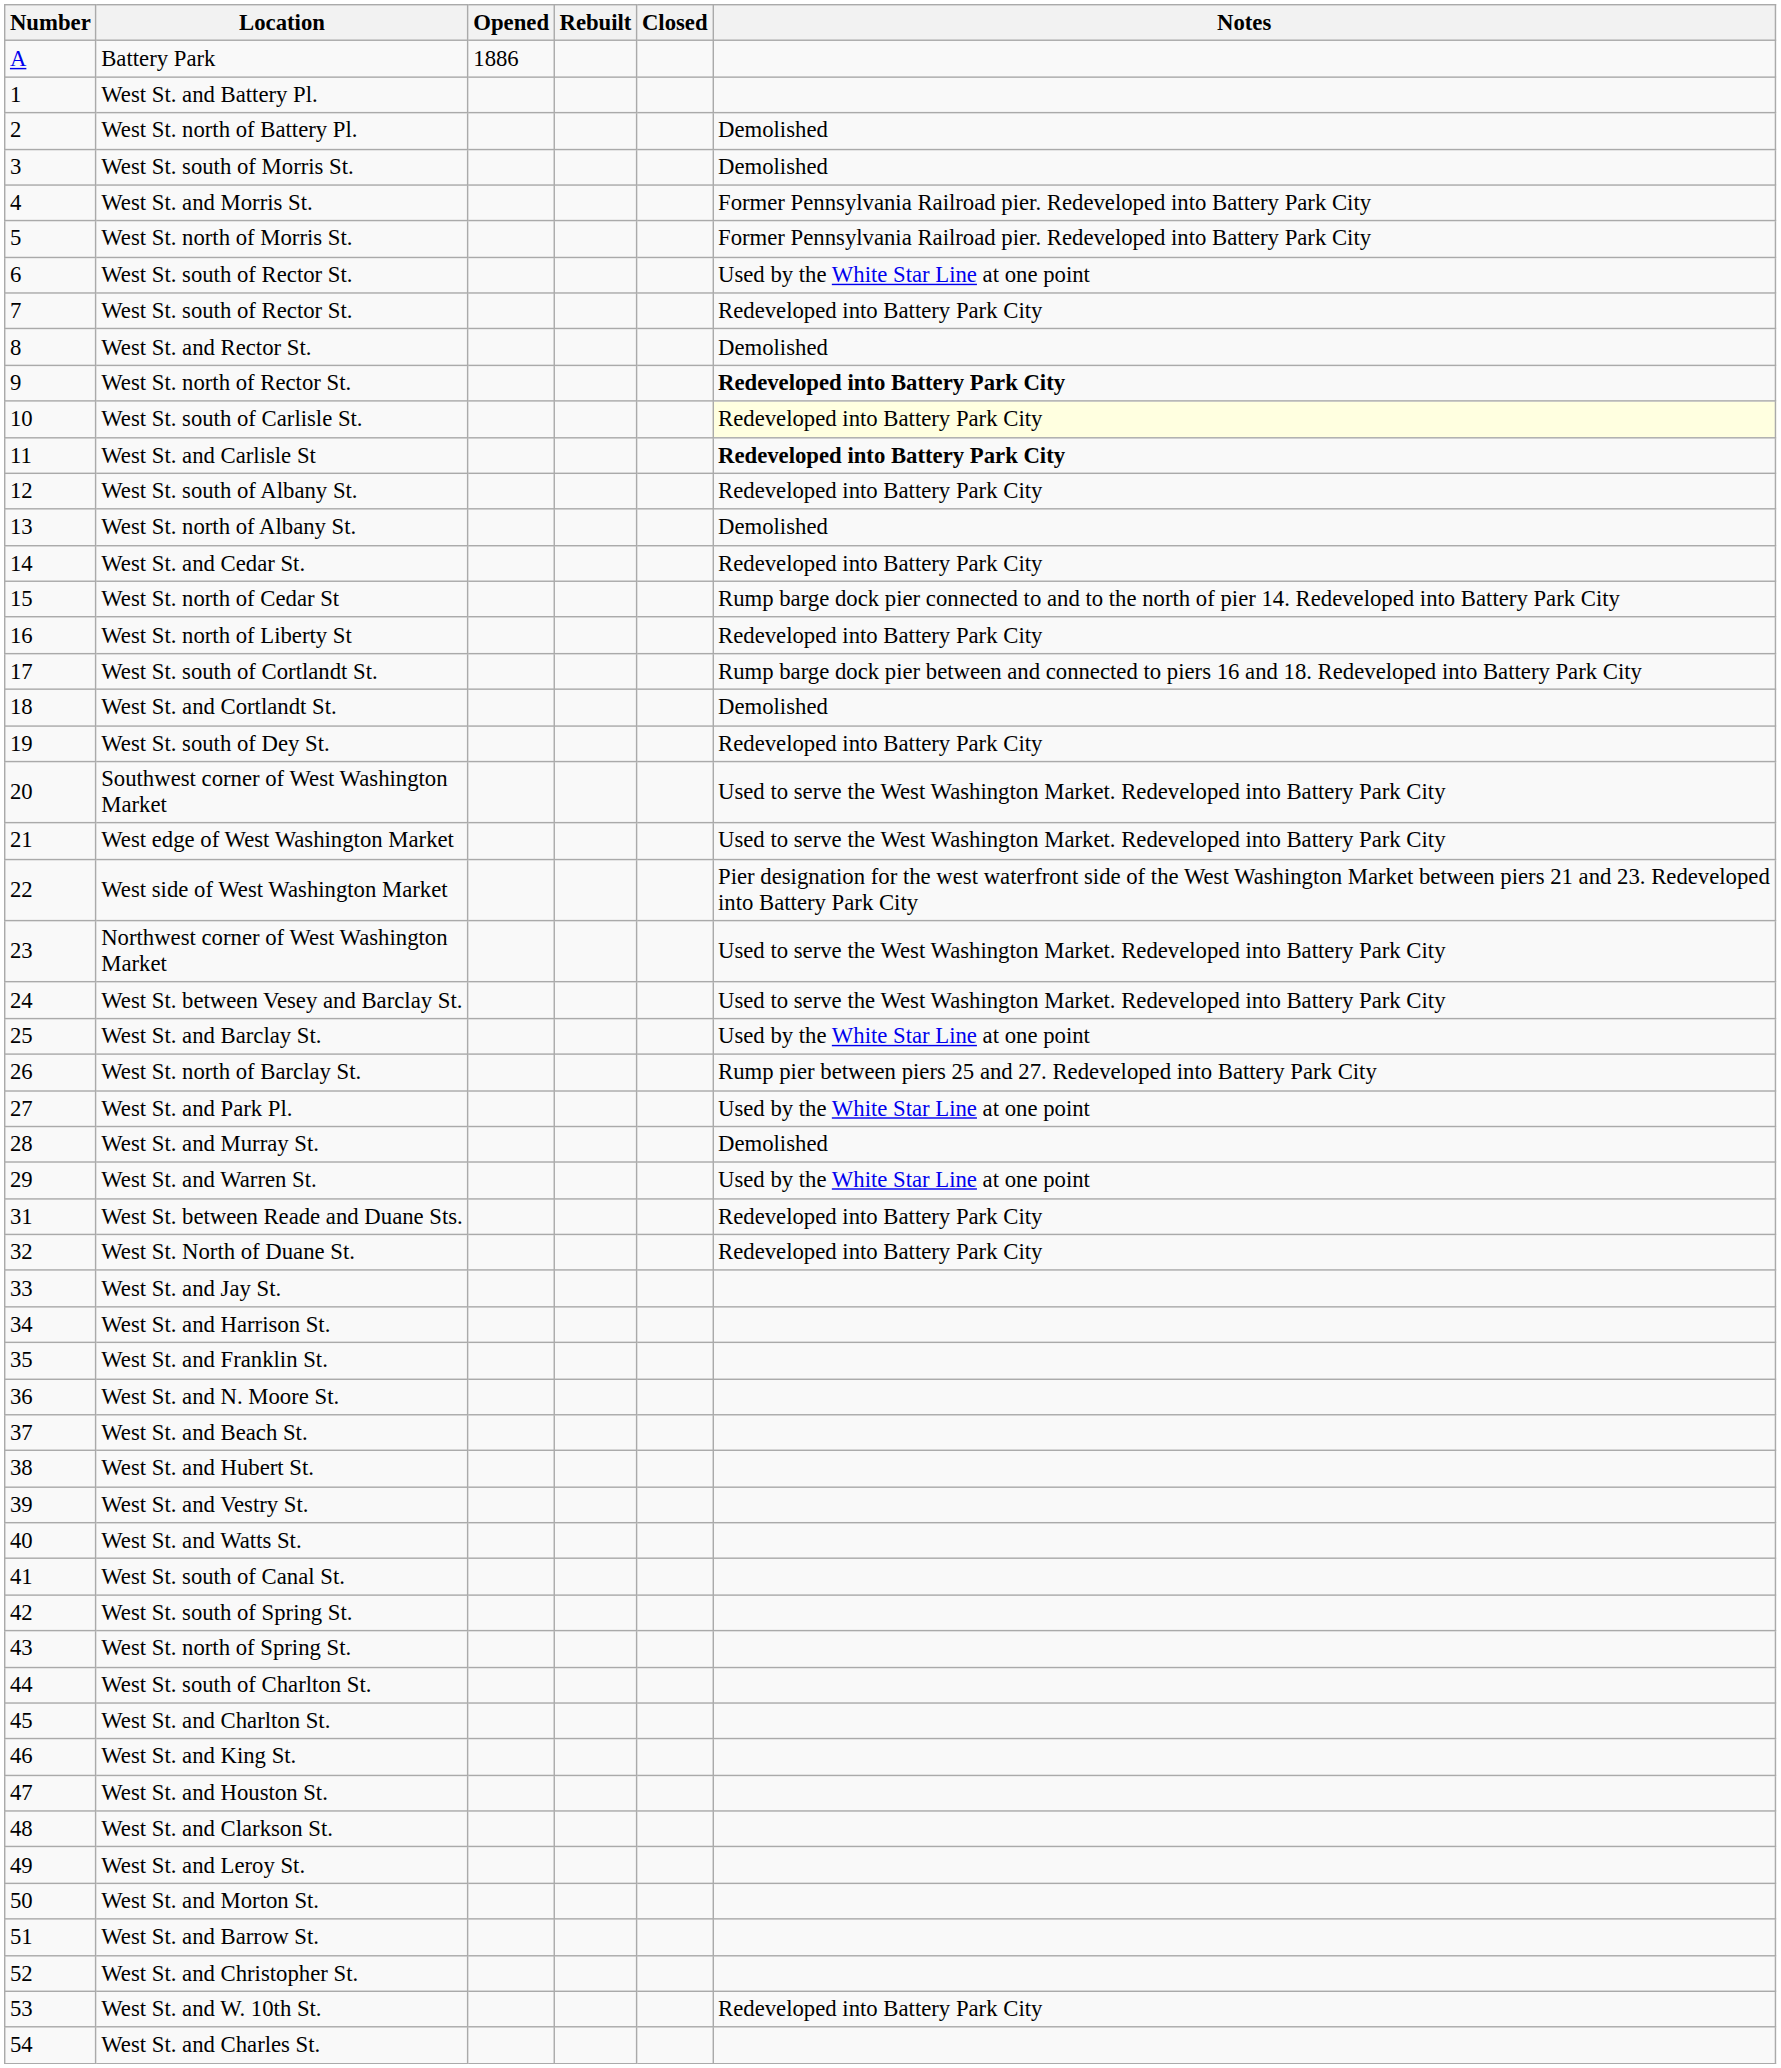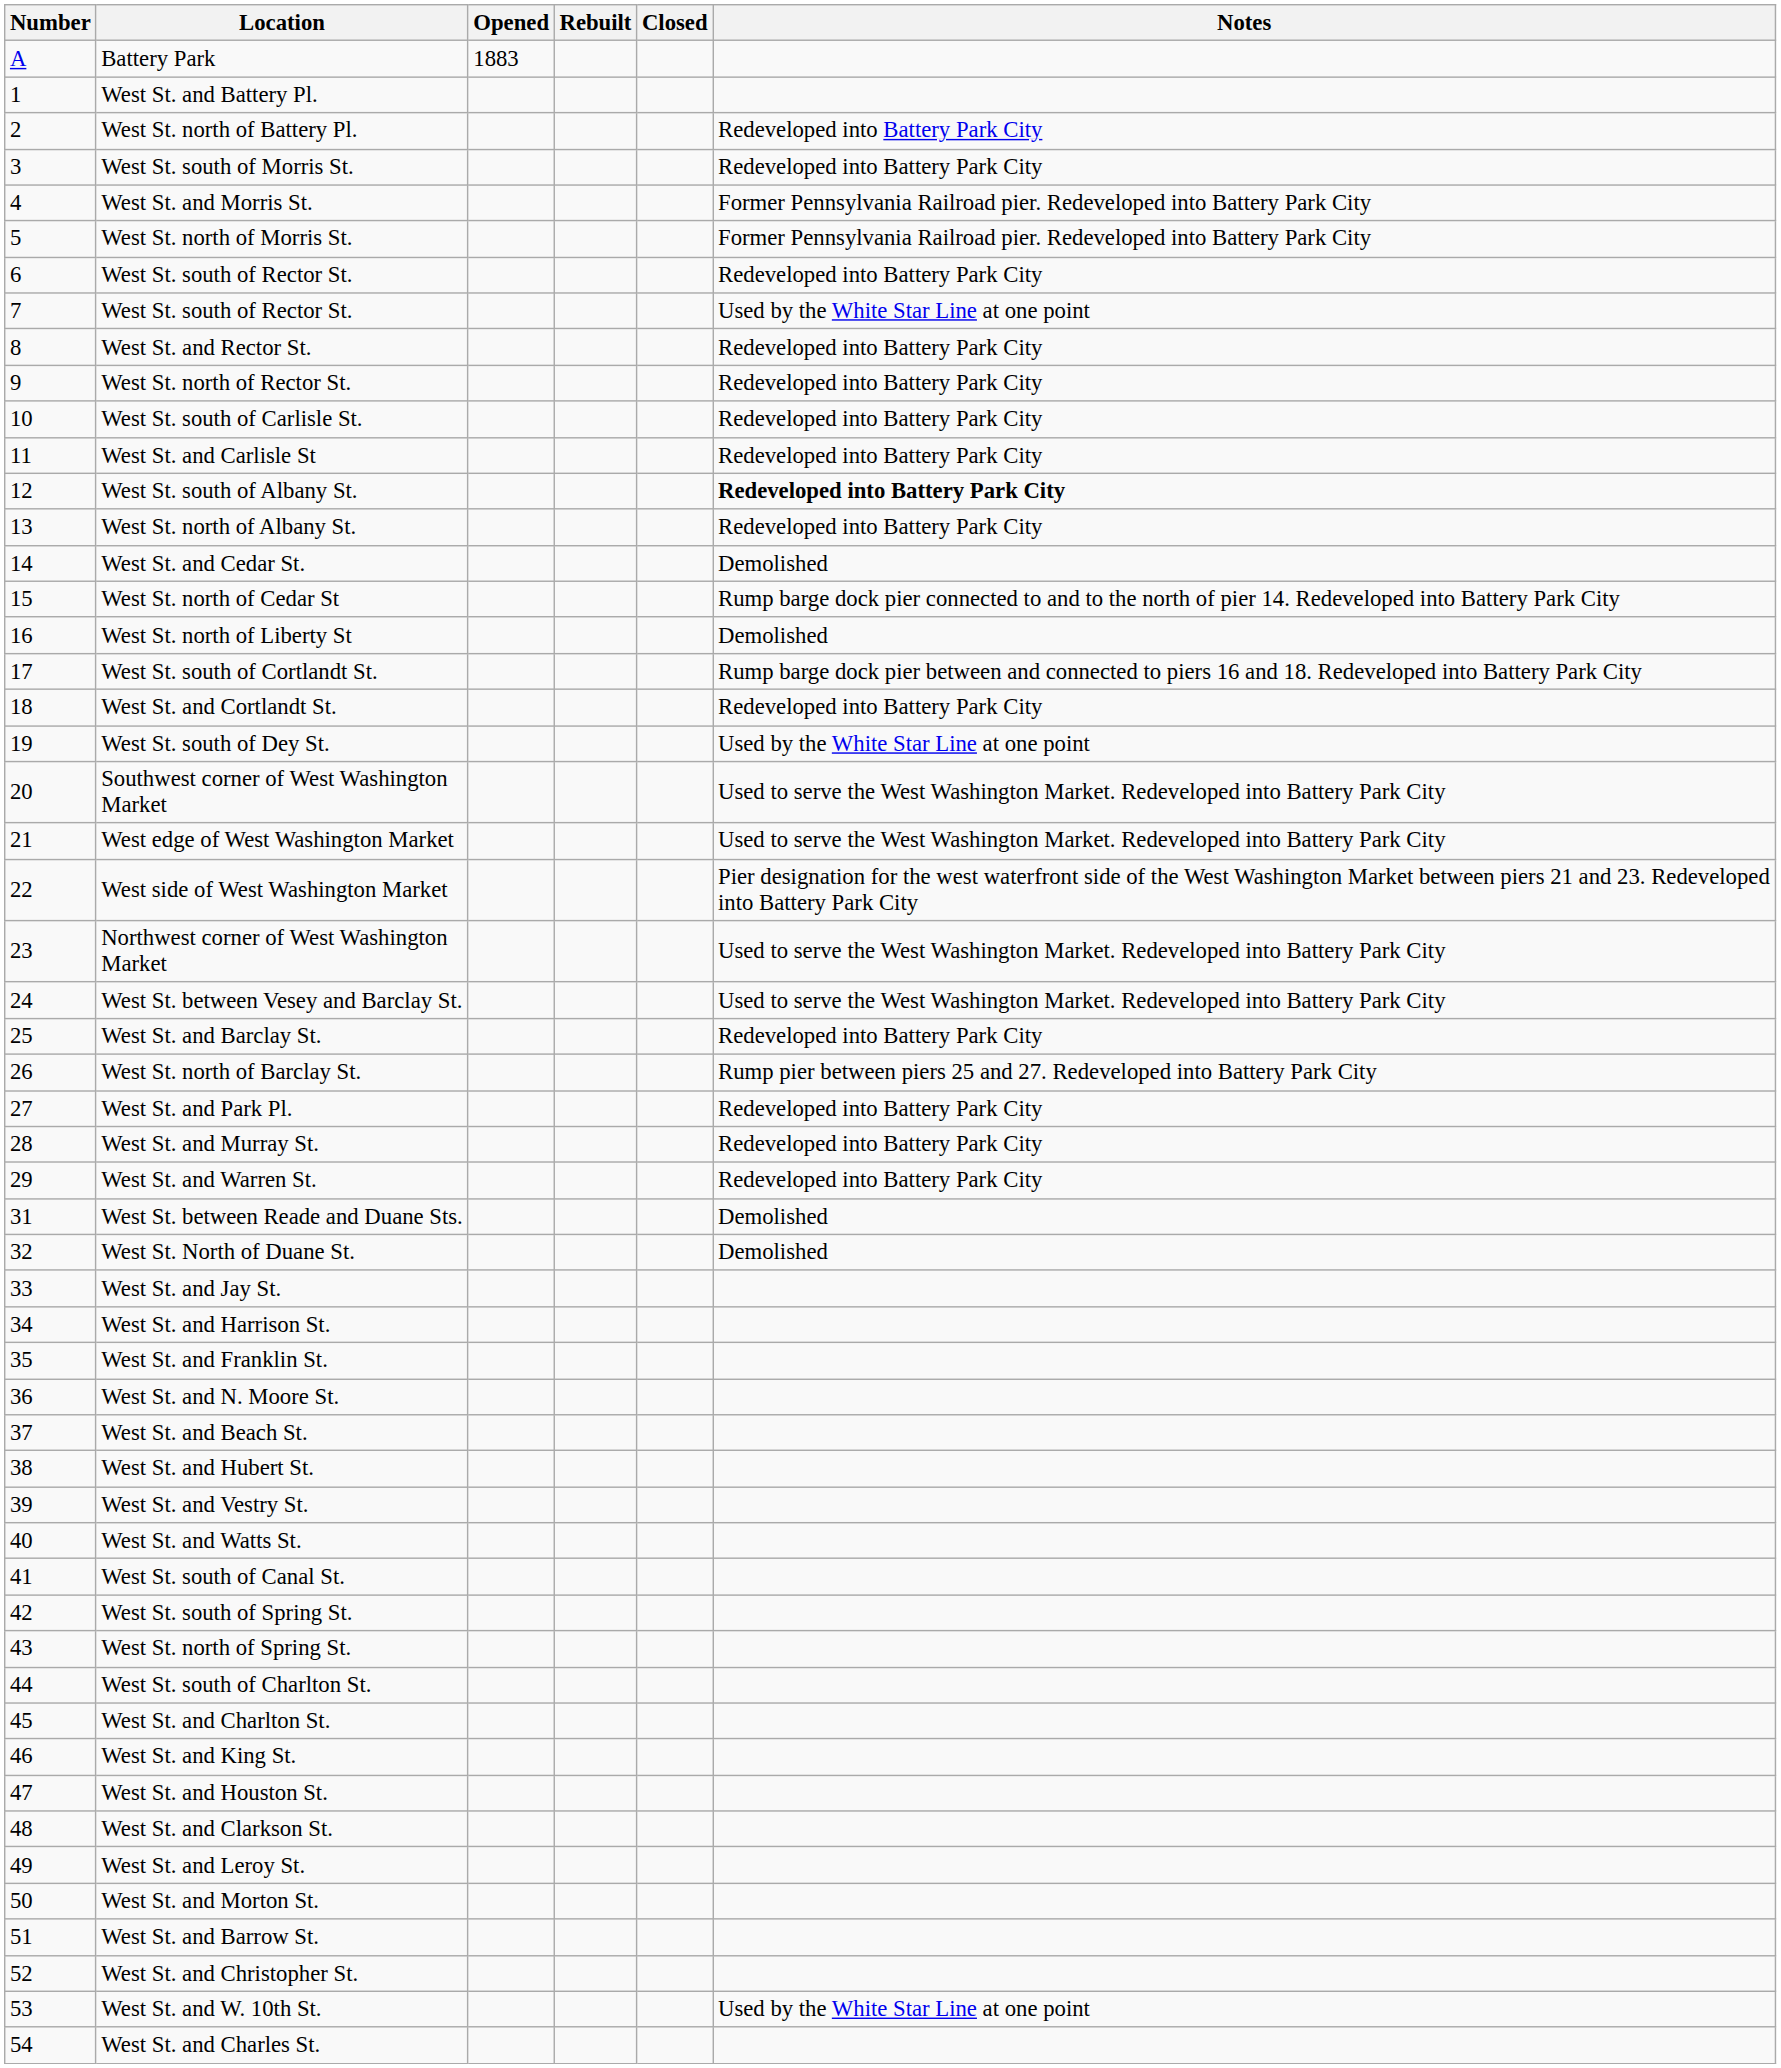(496, 58) 1886 -> (496, 58) 1883
(773, 130) Demolished -> (880, 130) Redeveloped into Battery Park City
(773, 166) Demolished -> (880, 166) Redeveloped into Battery Park City
(904, 274) Used by the White Star Line at one point -> (880, 274) Redeveloped into Battery Park City
(880, 310) Redeveloped into Battery Park City -> (904, 310) Used by the White Star Line at one point
(773, 346) Demolished -> (880, 346) Redeveloped into Battery Park City
(892, 382) bold -> (880, 382) normal
(880, 418) lightyellow background -> (880, 418) no background
(892, 454) bold -> (880, 454) normal
(880, 490) normal -> (892, 490) bold
(773, 526) Demolished -> (880, 526) Redeveloped into Battery Park City
(880, 563) Redeveloped into Battery Park City -> (773, 563) Demolished
(880, 635) Redeveloped into Battery Park City -> (773, 635) Demolished
(773, 707) Demolished -> (880, 707) Redeveloped into Battery Park City
(880, 743) Redeveloped into Battery Park City -> (904, 743) Used by the White Star Line at one point
(904, 1036) Used by the White Star Line at one point -> (880, 1036) Redeveloped into Battery Park City
(904, 1108) Used by the White Star Line at one point -> (880, 1108) Redeveloped into Battery Park City
(773, 1144) Demolished -> (880, 1144) Redeveloped into Battery Park City
(904, 1180) Used by the White Star Line at one point -> (880, 1180) Redeveloped into Battery Park City
(880, 1216) Redeveloped into Battery Park City -> (773, 1216) Demolished
(880, 1252) Redeveloped into Battery Park City -> (773, 1252) Demolished
(880, 2008) Redeveloped into Battery Park City -> (904, 2008) Used by the White Star Line at one point
